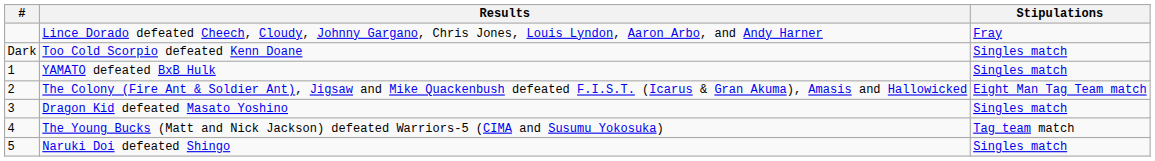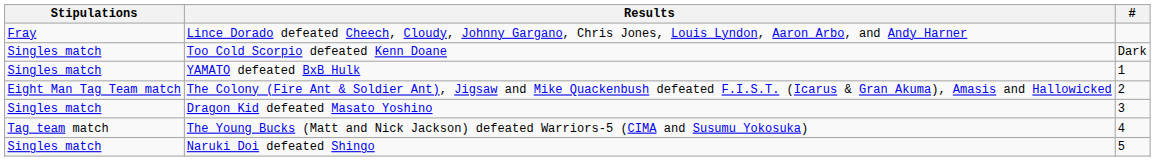columns swapped: (22, 14) <-> (1060, 14)
